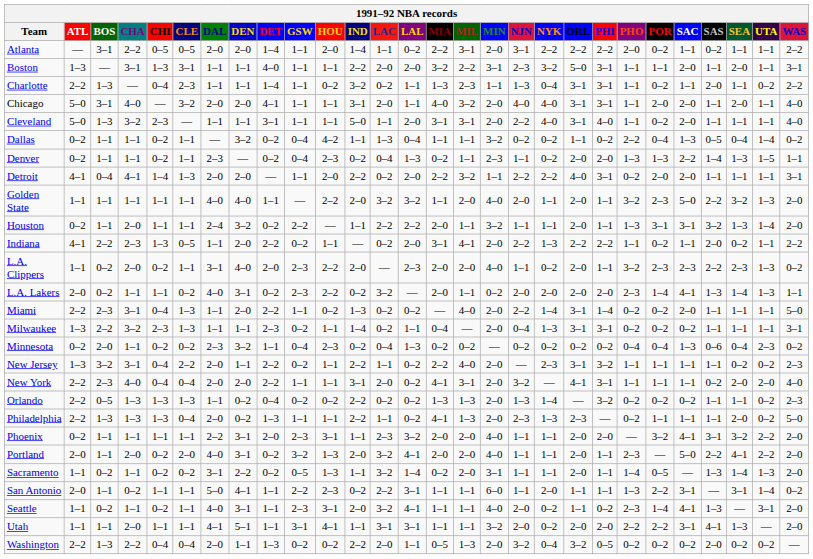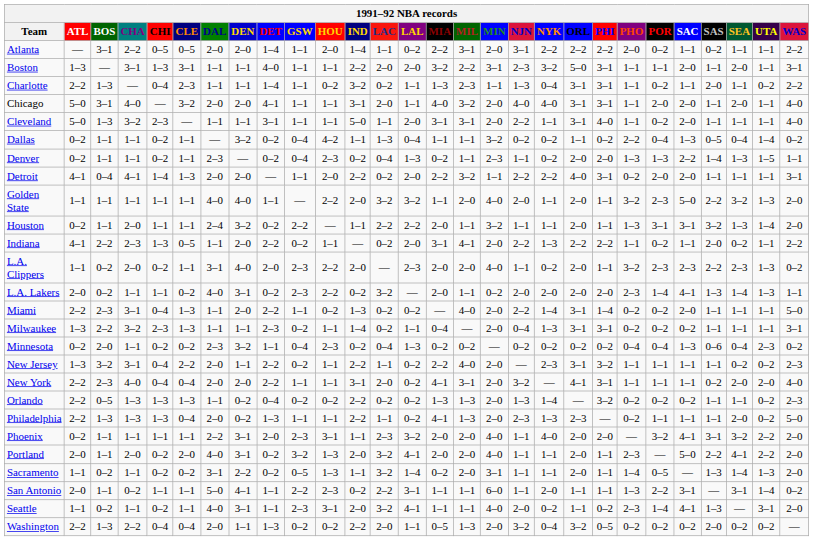(549, 121) 4–0 -> (549, 121) 1–1
(549, 436) 1–1 -> (549, 436) 4–0
- row: (18, 526)
